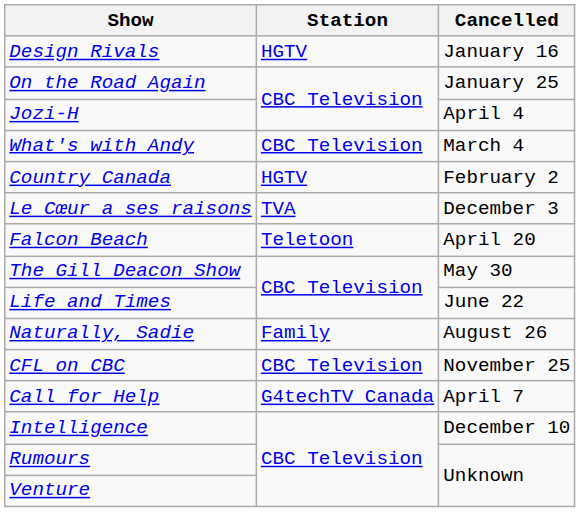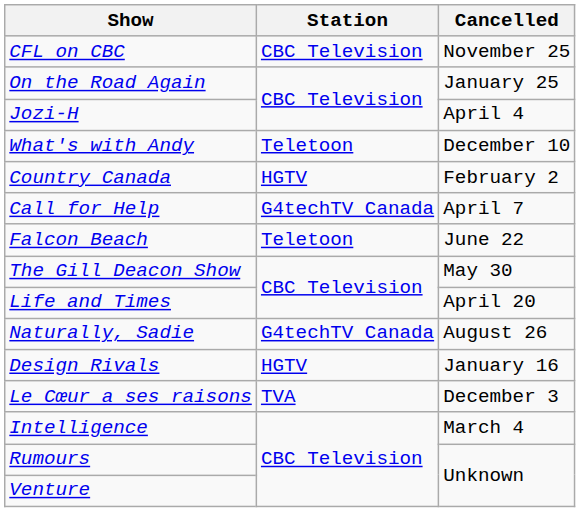rows swapped: (84, 52) <-> (67, 365)
(342, 146) CBC Television -> (307, 146) Teletoon
(484, 146) March 4 -> (507, 146) December 10
rows swapped: (84, 397) <-> (131, 209)
(489, 240) April 20 -> (484, 240) June 22
(484, 303) June 22 -> (489, 303) April 20
(296, 334) Family -> (348, 334) G4techTV Canada
(507, 428) December 10 -> (484, 428) March 4
